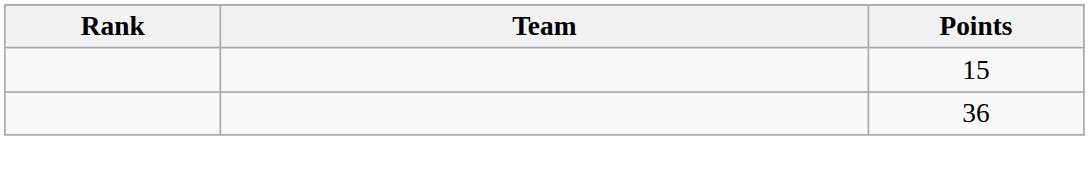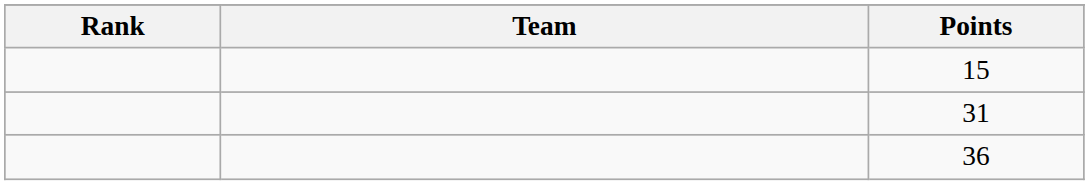+ row: (976, 112)
